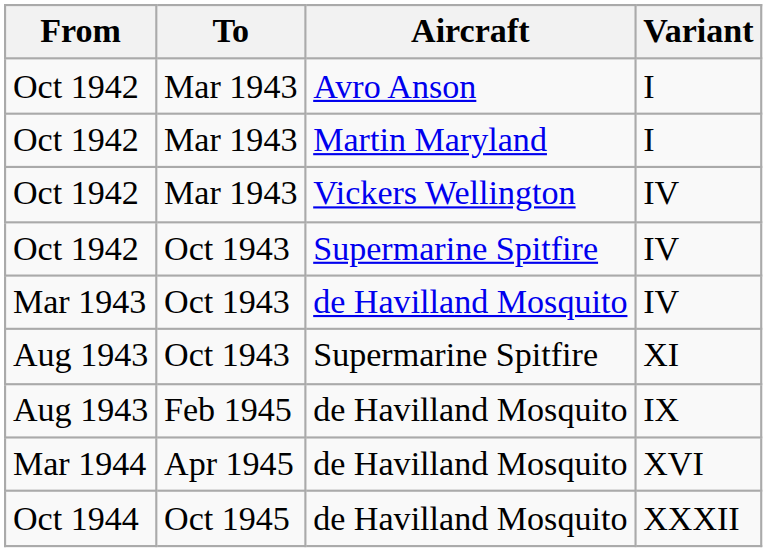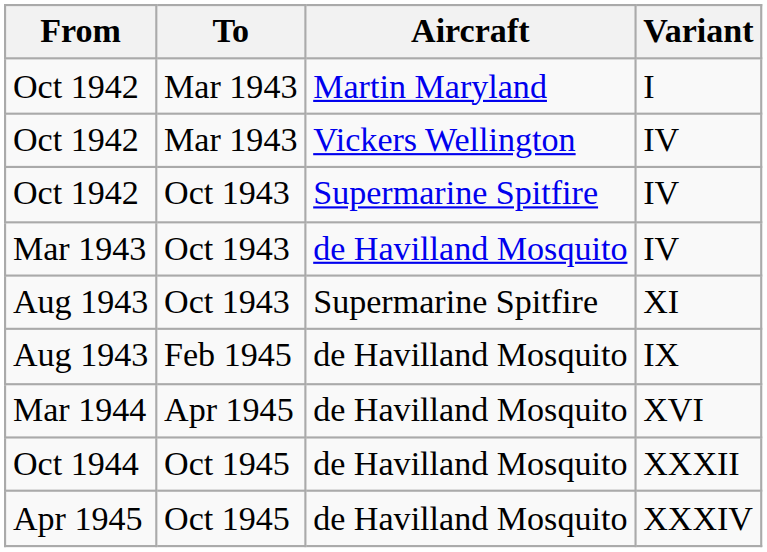- row: (395, 85)
+ row: (470, 517)
